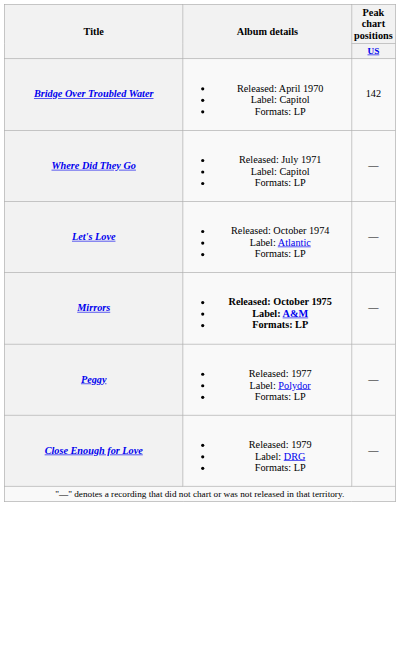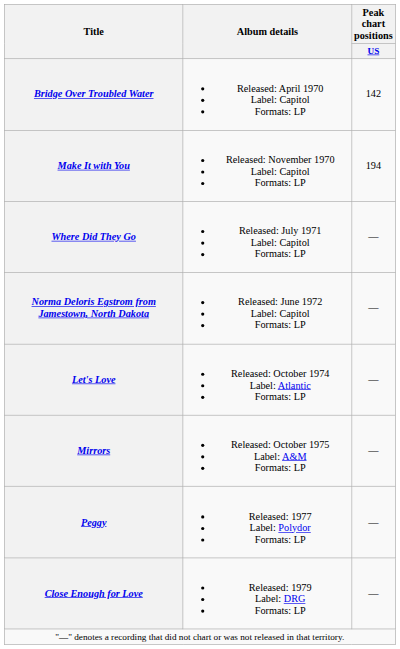+ row: (94, 165)
+ row: (94, 308)
(267, 314) bold -> (267, 457) normal
